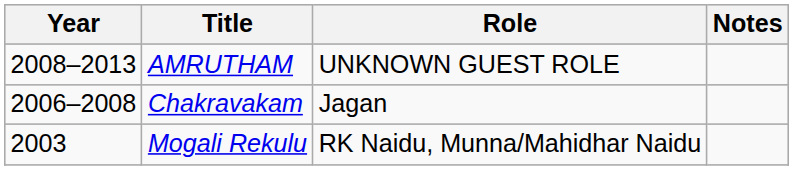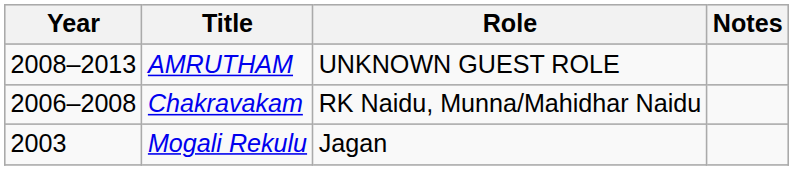(353, 104) Jagan -> (510, 104) RK Naidu, Munna/Mahidhar Naidu
(510, 143) RK Naidu, Munna/Mahidhar Naidu -> (353, 143) Jagan
